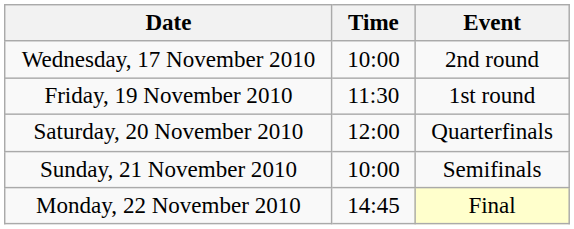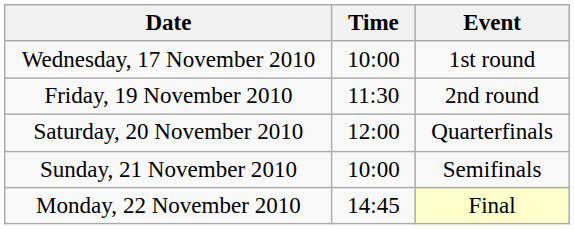(492, 59) 2nd round -> (492, 59) 1st round
(492, 95) 1st round -> (492, 95) 2nd round
